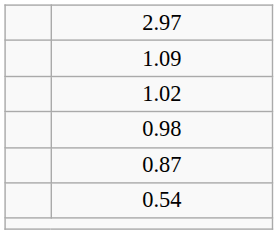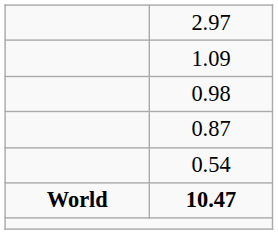- row: (162, 93)
+ row: (211, 200)
